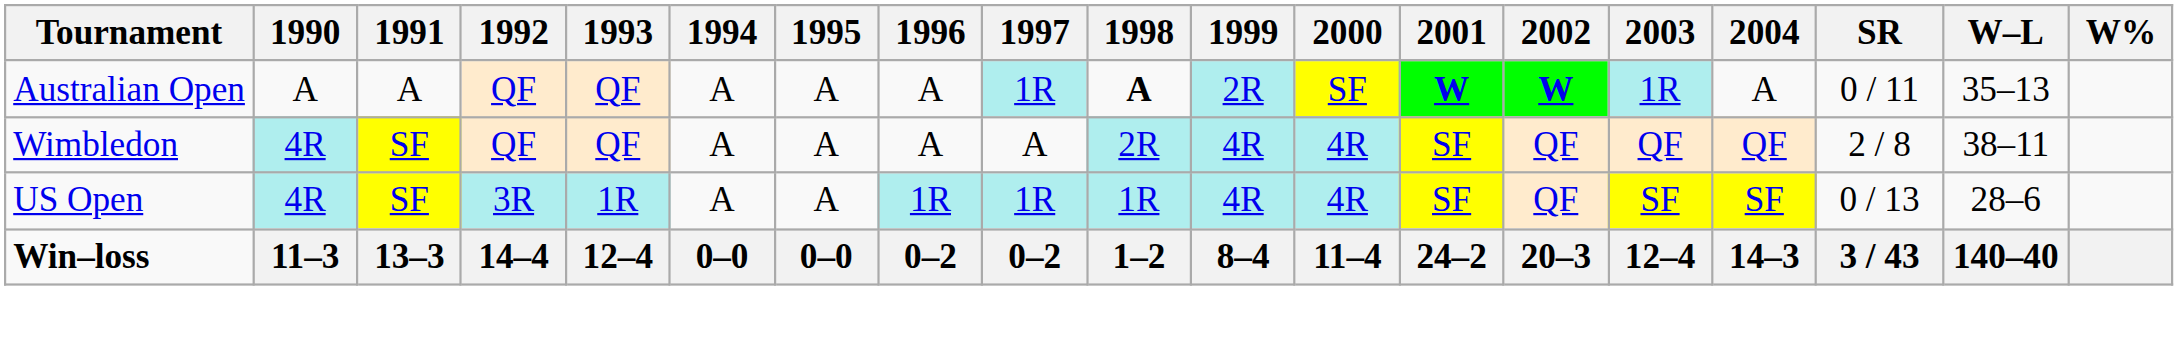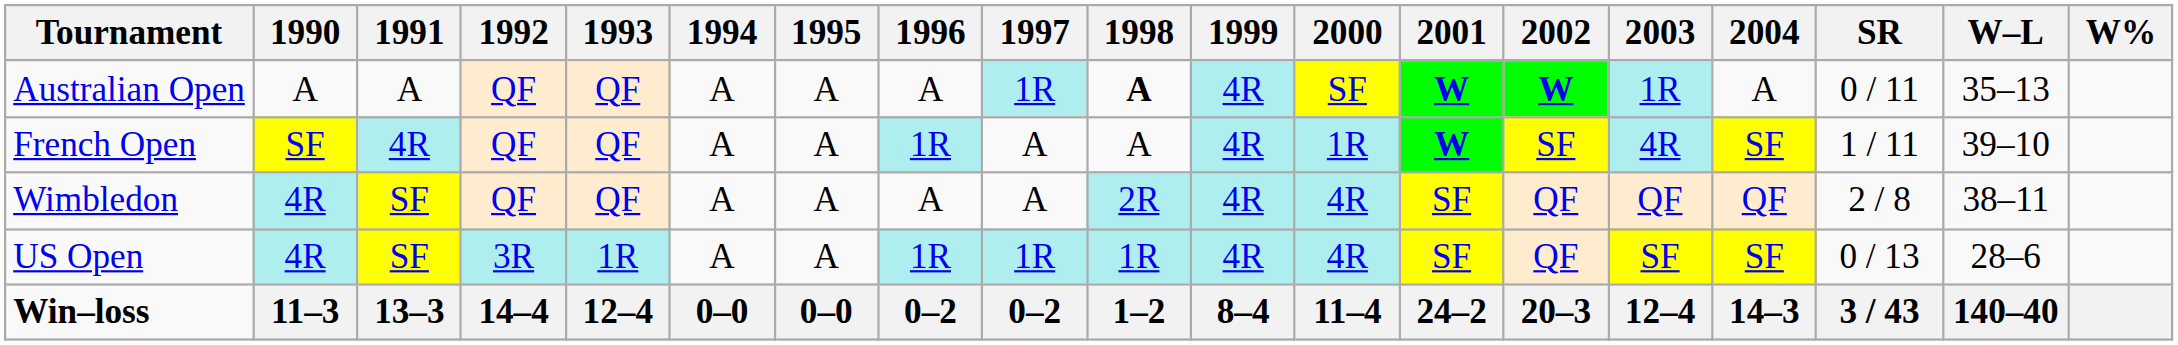(1243, 88) 2R -> (1243, 88) 4R
+ row: (105, 144)
